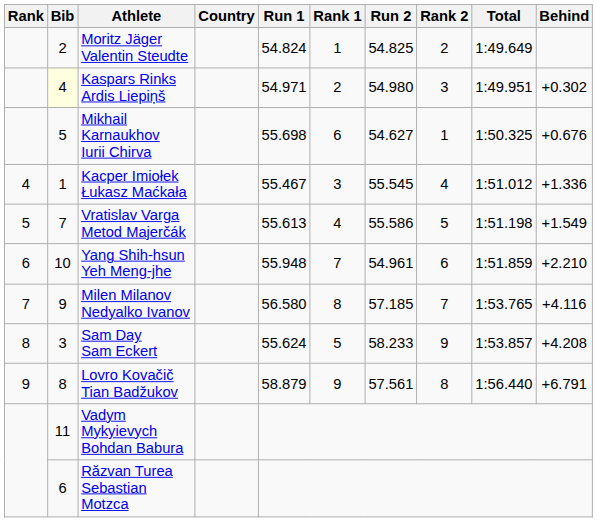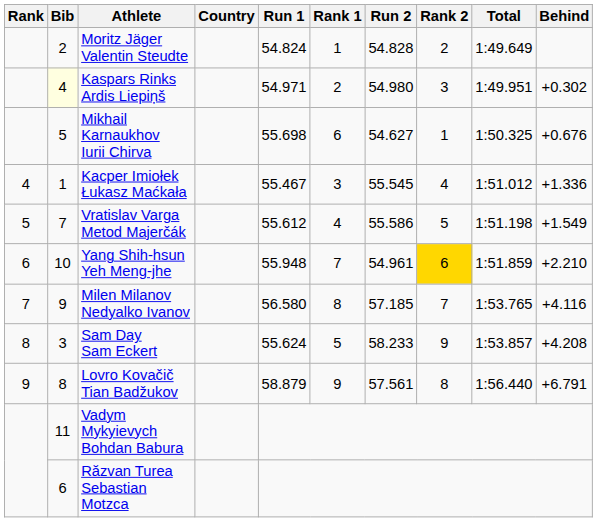(391, 47) 54.825 -> (391, 47) 54.828
(284, 223) 55.613 -> (284, 223) 55.612
(444, 263) no background -> (444, 263) gold background
